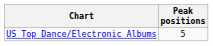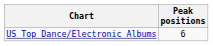(183, 34) 5 -> (183, 34) 6
